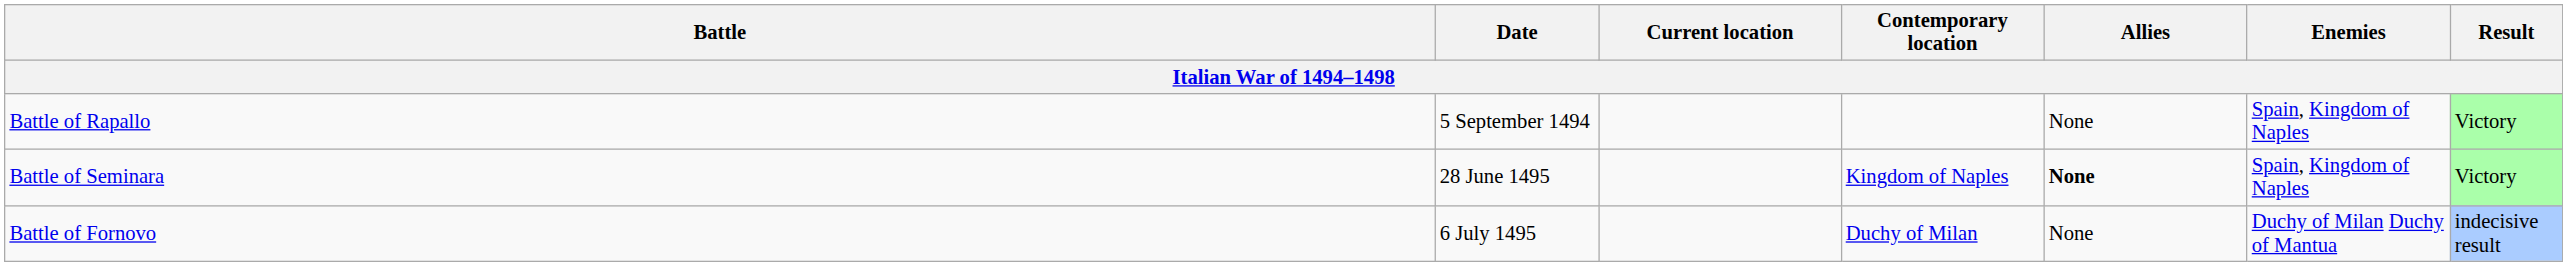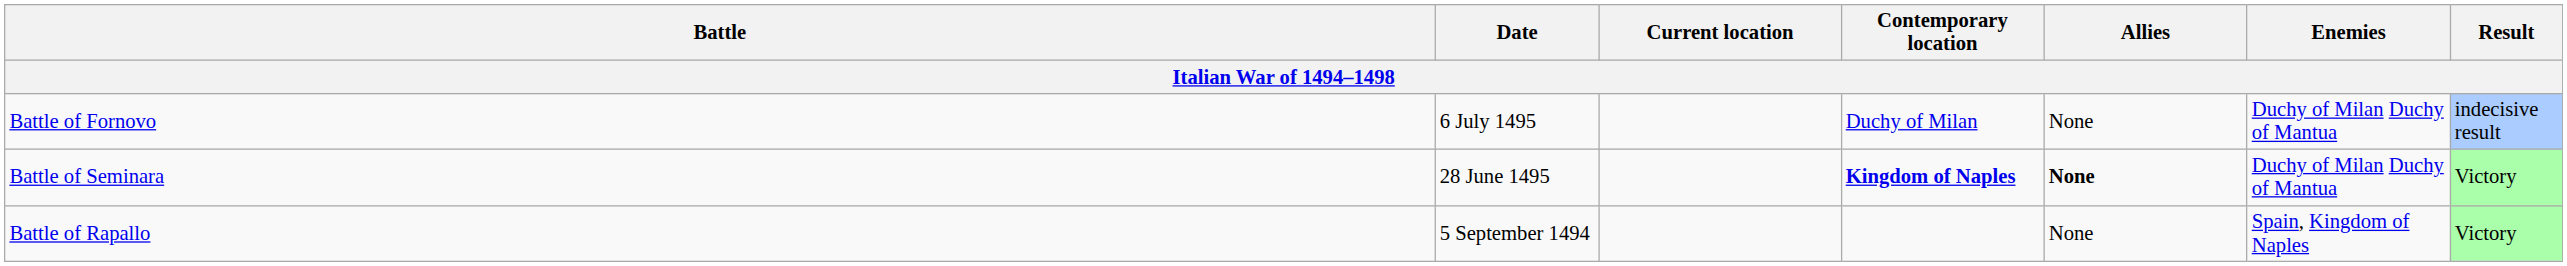rows swapped: (80, 121) <-> (83, 233)
(1927, 177) normal -> (1931, 177) bold
(2331, 177) Spain, Kingdom of Naples -> (2348, 177) Duchy of Milan Duchy of Mantua
